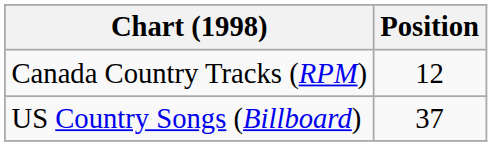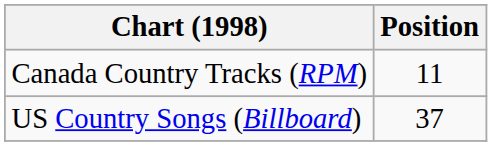(430, 72) 12 -> (430, 72) 11
